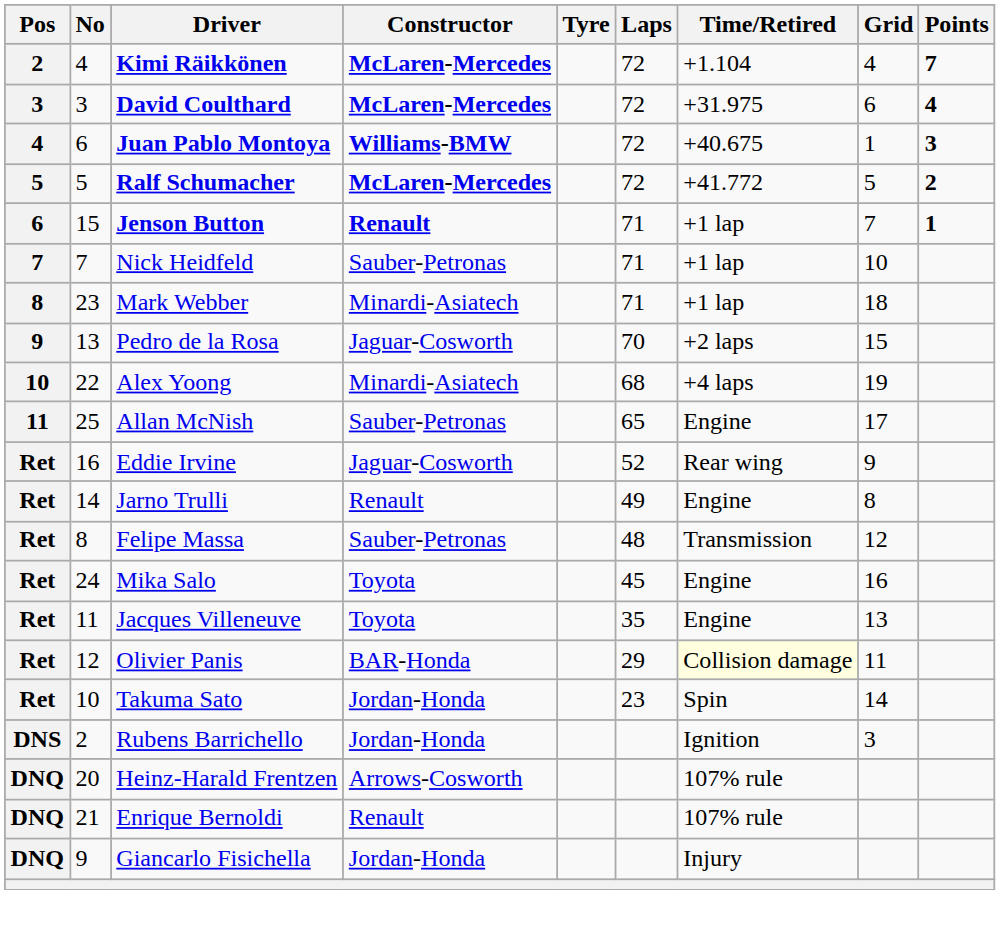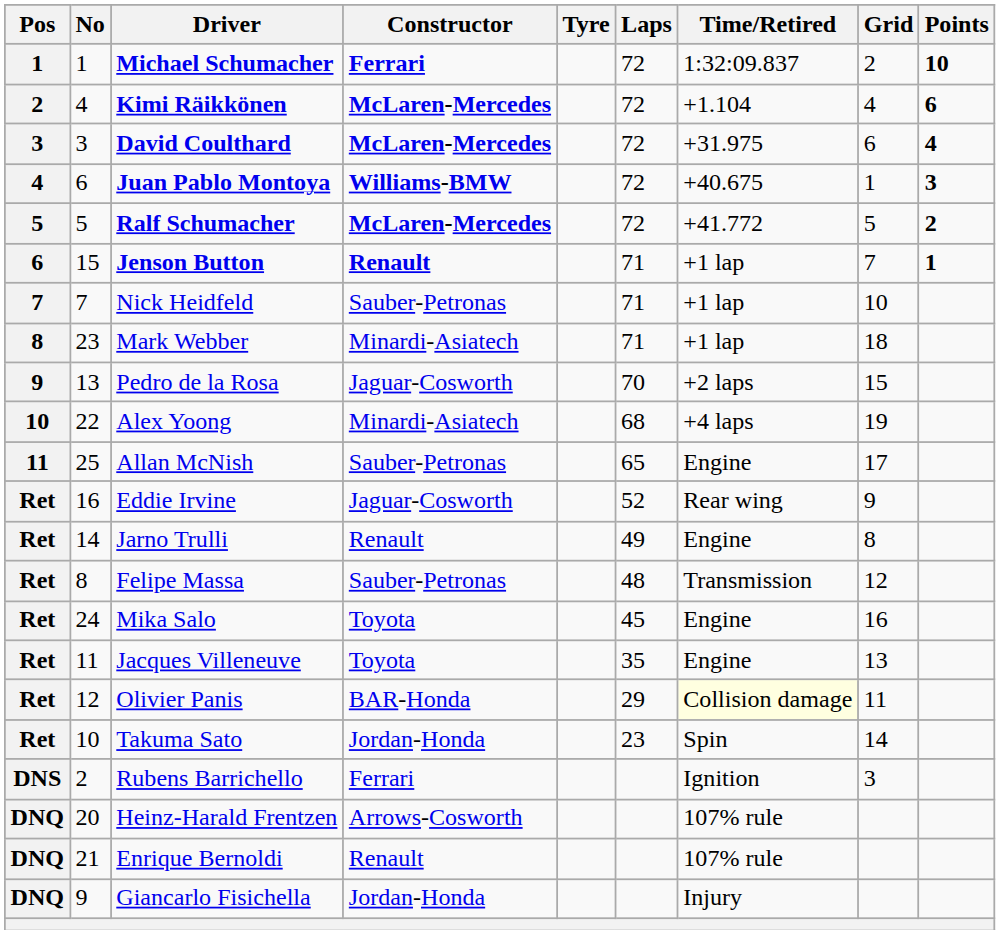+ row: (225, 63)
(931, 63) 7 -> (931, 103) 6
(417, 738) Jordan-Honda -> (382, 778) Ferrari
